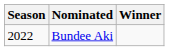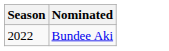- column: (140, 14)
